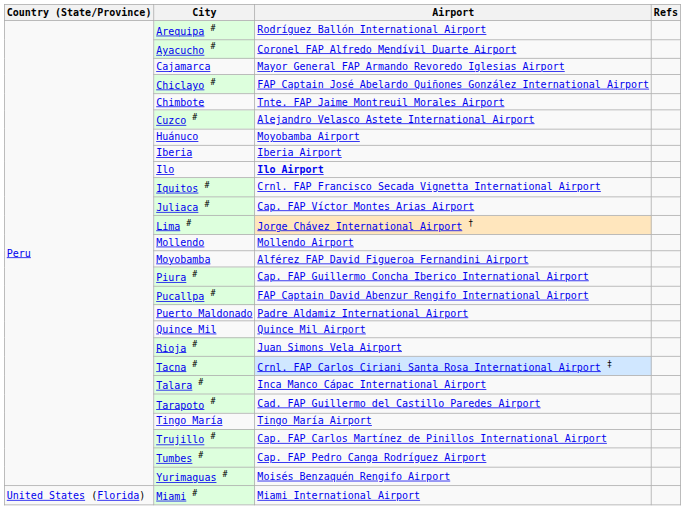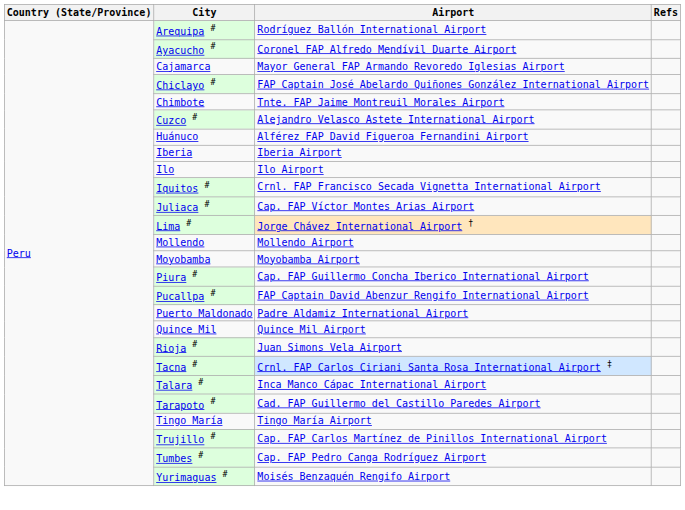(309, 137) Moyobamba Airport -> (393, 137) Alférez FAP David Figueroa Fernandini Airport
(291, 170) bold -> (291, 170) normal
(393, 259) Alférez FAP David Figueroa Fernandini Airport -> (309, 259) Moyobamba Airport
- row: (177, 495)
